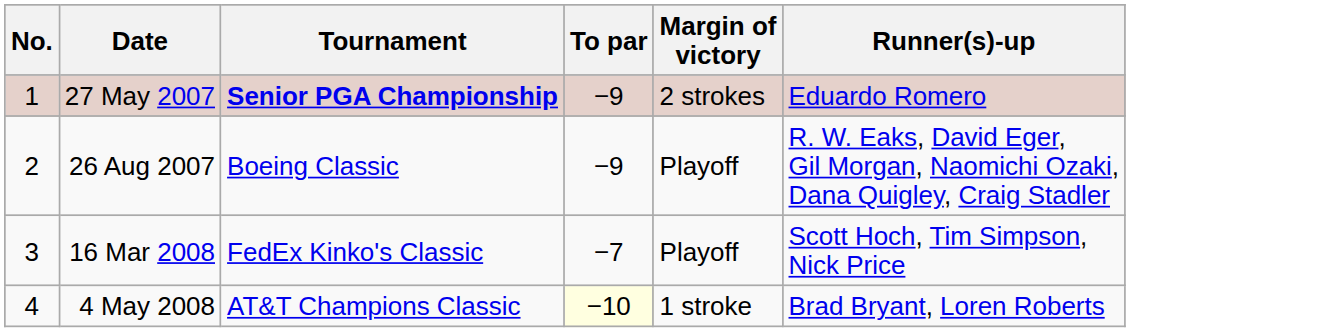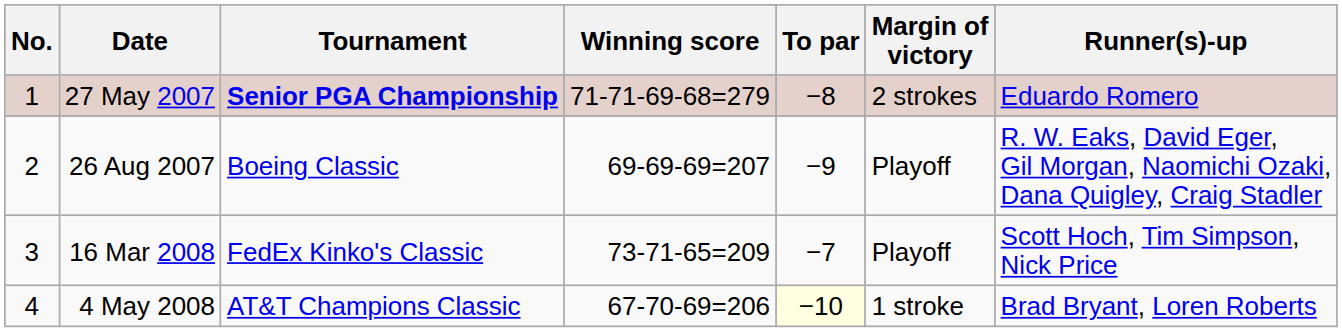+ column: (670, 40)
(609, 96) −9 -> (821, 96) −8
